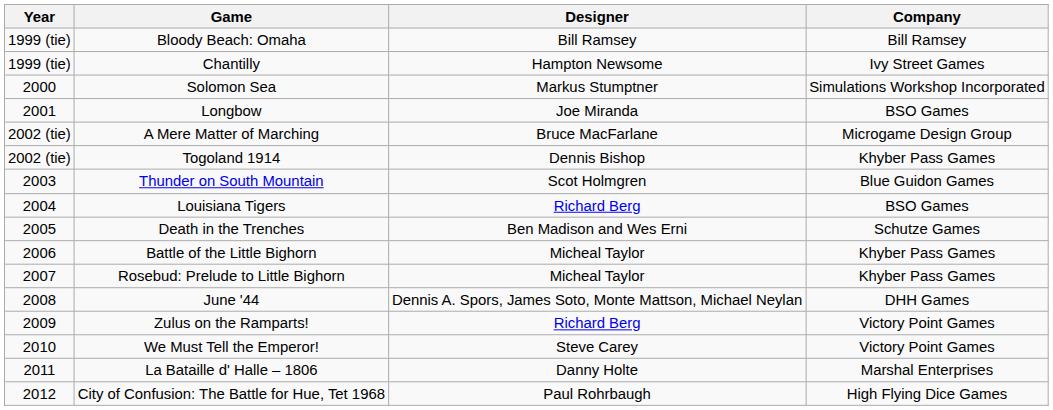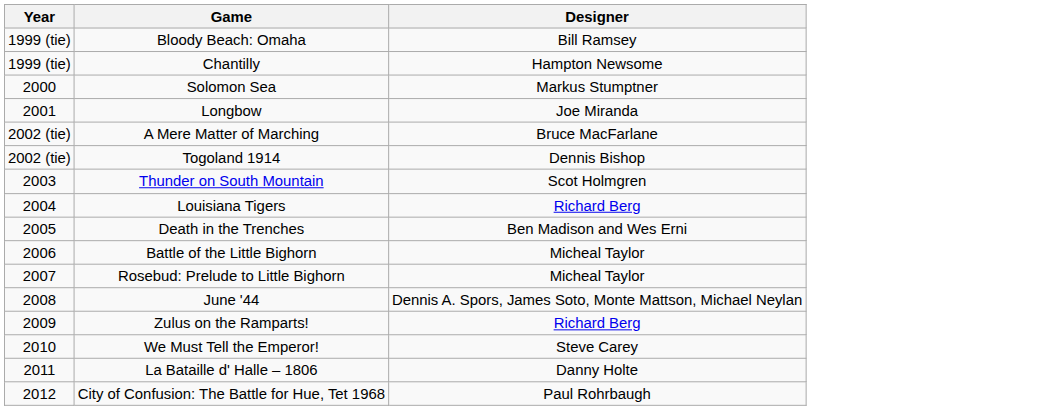- column: (927, 16)
